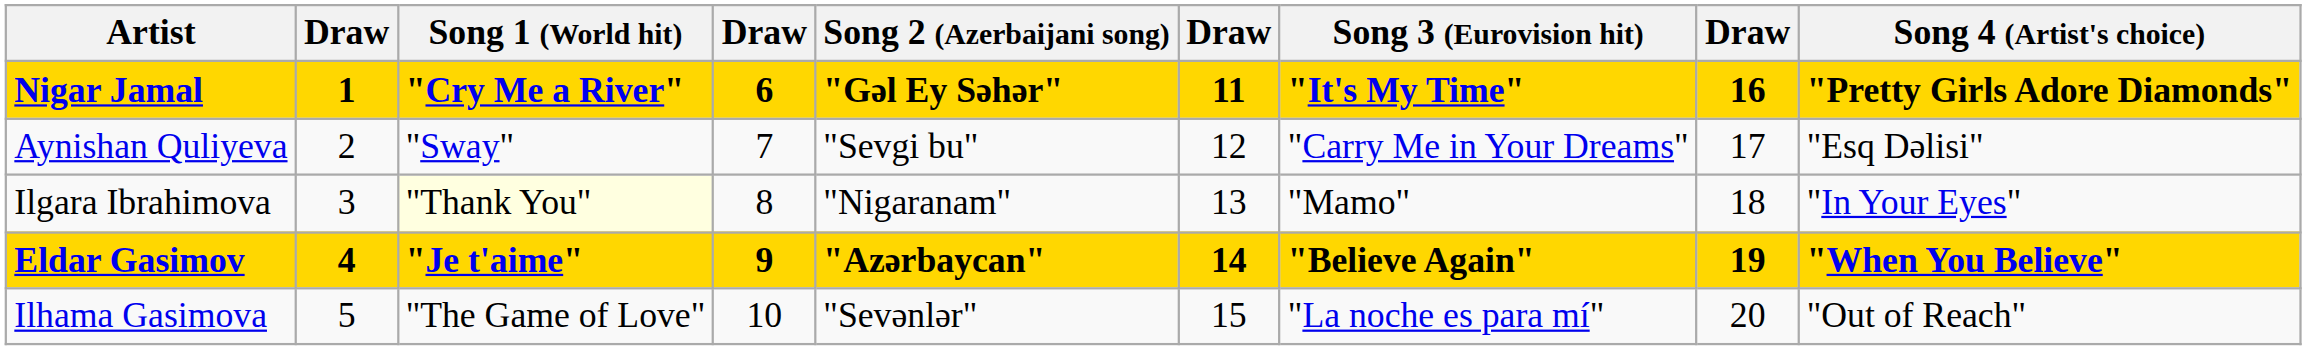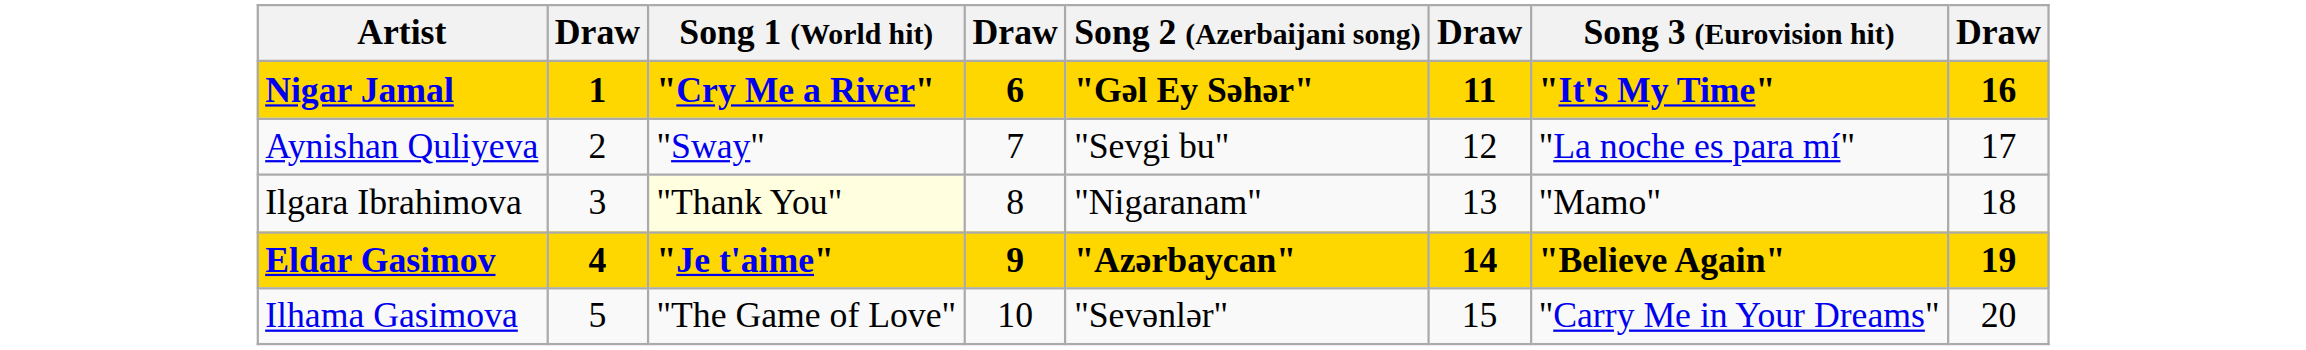- column: (2049, 32)
(1488, 145) "Carry Me in Your Dreams" -> (1697, 145) "La noche es para mí"
(1446, 315) "La noche es para mí" -> (1739, 315) "Carry Me in Your Dreams"
